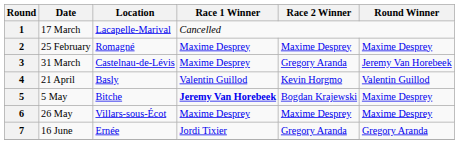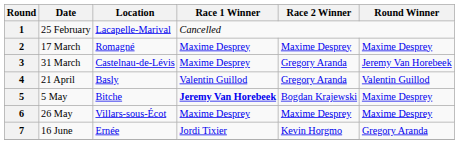(61, 29) 17 March -> (66, 29) 25 February
(66, 46) 25 February -> (61, 46) 17 March
(312, 79) Kevin Horgmo -> (314, 79) Gregory Aranda
(314, 130) Gregory Aranda -> (312, 130) Kevin Horgmo
